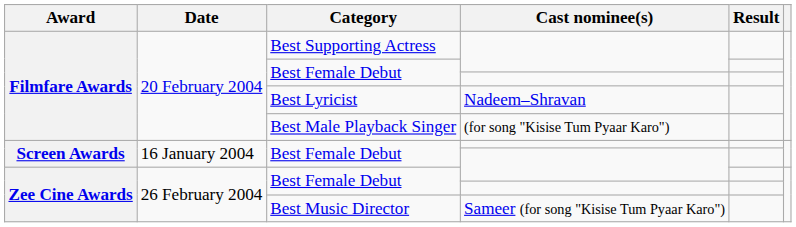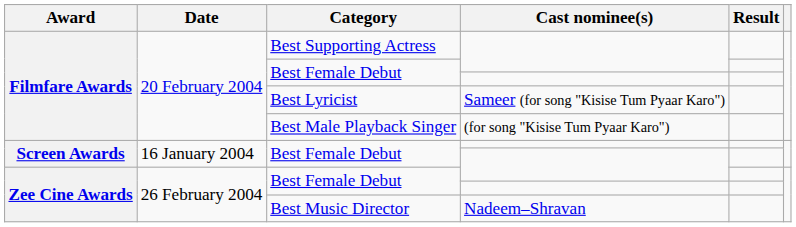(525, 99) Nadeem–Shravan -> (595, 99) Sameer (for song "Kisise Tum Pyaar Karo")
(595, 208) Sameer (for song "Kisise Tum Pyaar Karo") -> (525, 208) Nadeem–Shravan
